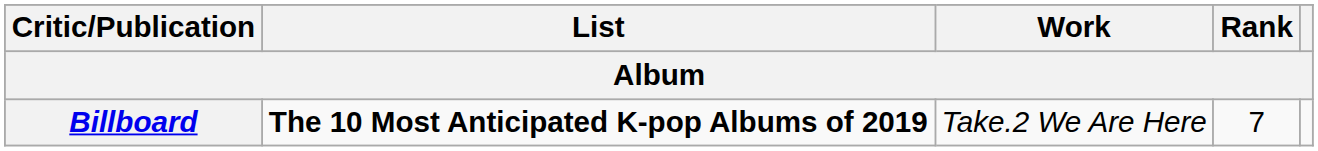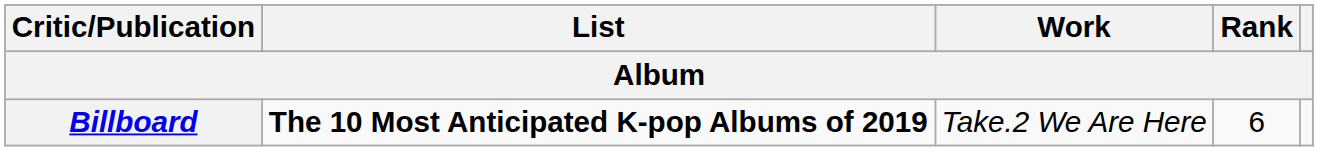(1257, 121) 7 -> (1257, 121) 6
